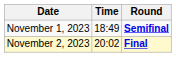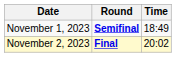columns swapped: (107, 12) <-> (146, 12)
